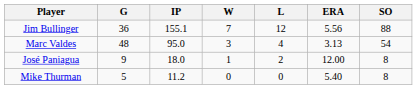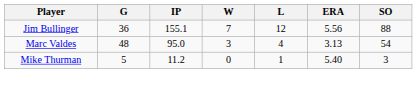- row: (51, 60)
(281, 76) 0 -> (281, 60) 1
(386, 76) 8 -> (386, 60) 3
